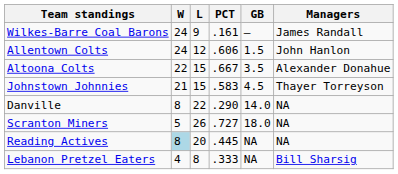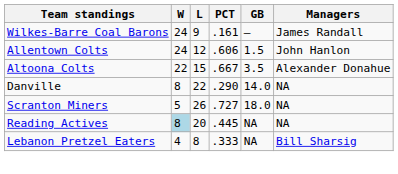- row: (68, 86)
